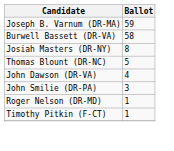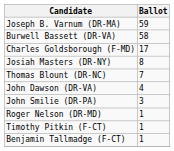+ row: (71, 50)
(127, 62) 5 -> (141, 75) 7
+ row: (66, 140)
